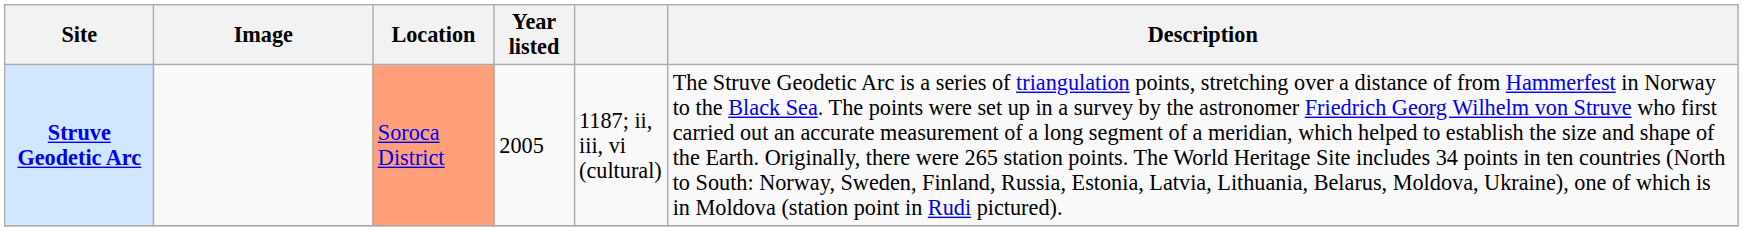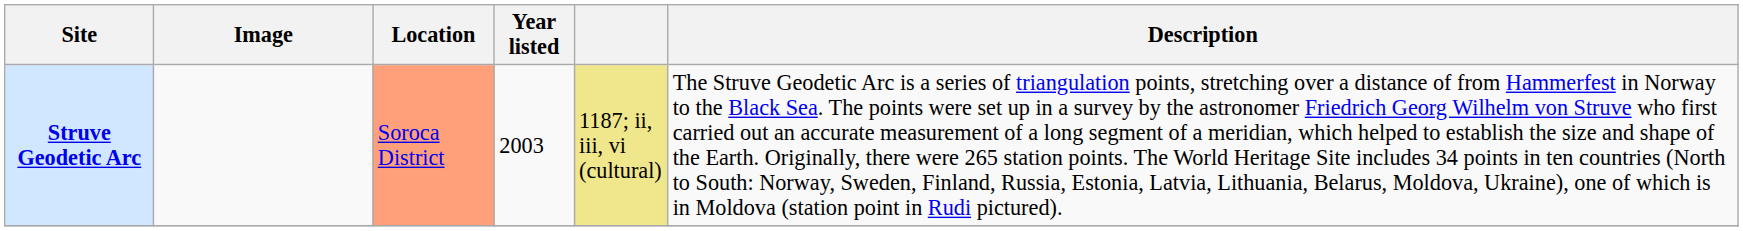(522, 144) 2005 -> (522, 144) 2003
(620, 144) no background -> (620, 144) khaki background
